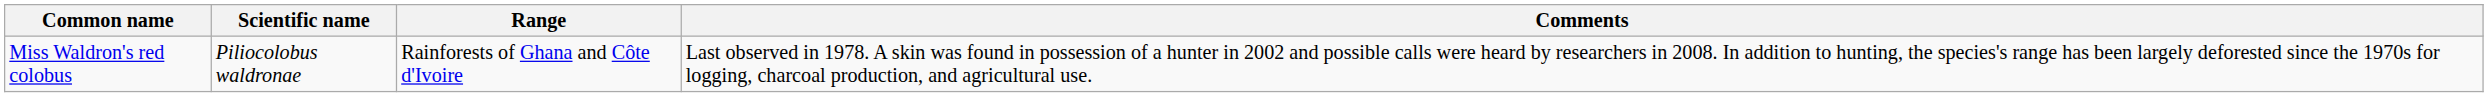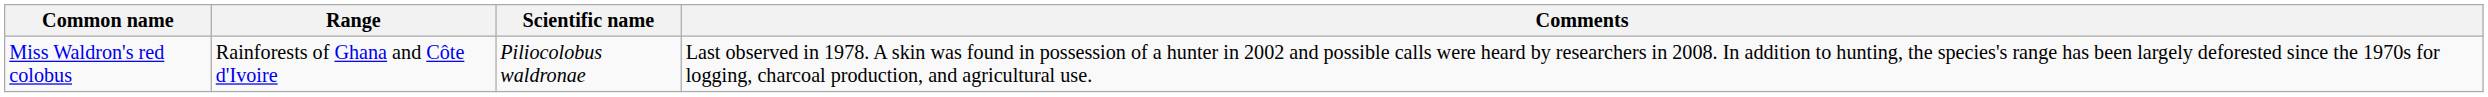columns swapped: (304, 20) <-> (539, 20)
